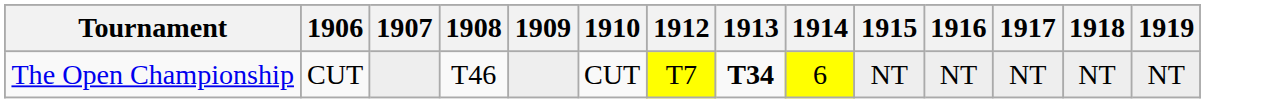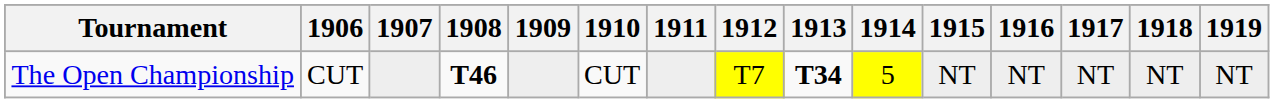+ column: (681, 27)
(474, 74) normal -> (474, 74) bold
(820, 74) 6 -> (888, 74) 5
